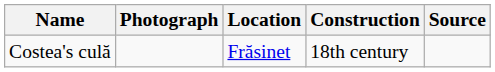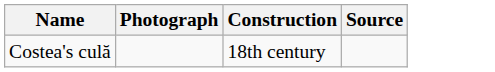- column: (264, 19)
